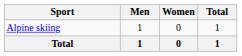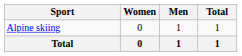columns swapped: (140, 12) <-> (178, 12)
